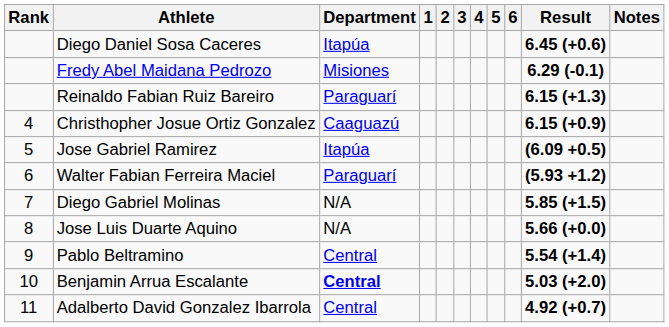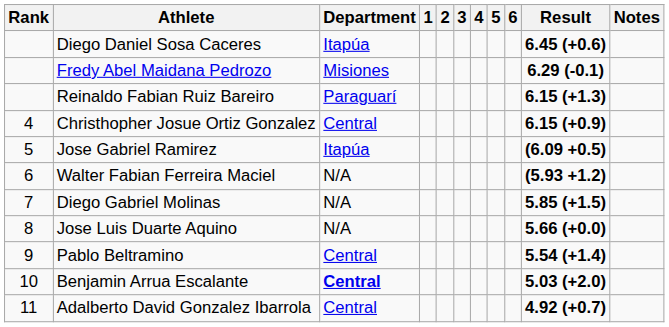(361, 123) Caaguazú -> (350, 123) Central
(360, 176) Paraguarí -> (337, 176) N/A
